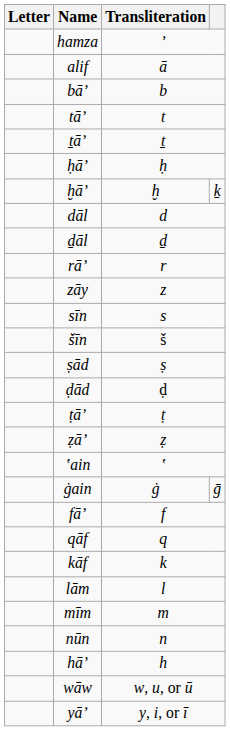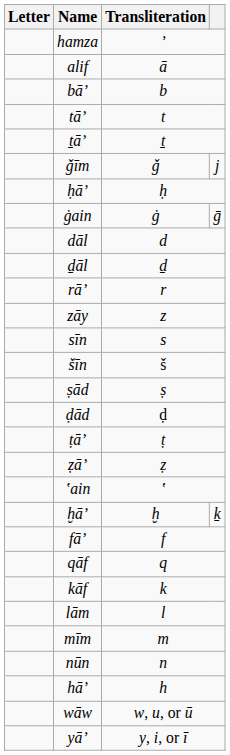+ row: (78, 166)
rows swapped: (78, 191) <-> (78, 489)
